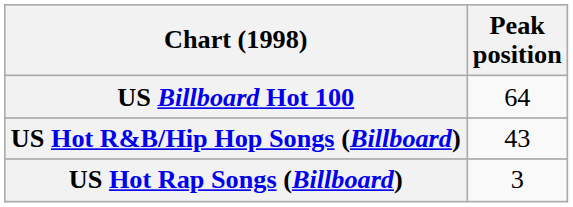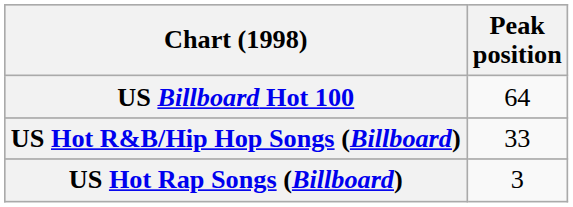(517, 138) 43 -> (517, 138) 33
